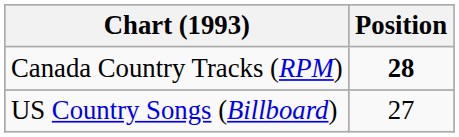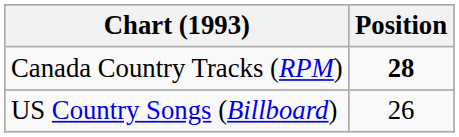(401, 110) 27 -> (401, 110) 26
